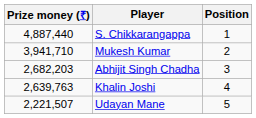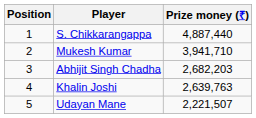columns swapped: (227, 14) <-> (48, 15)
